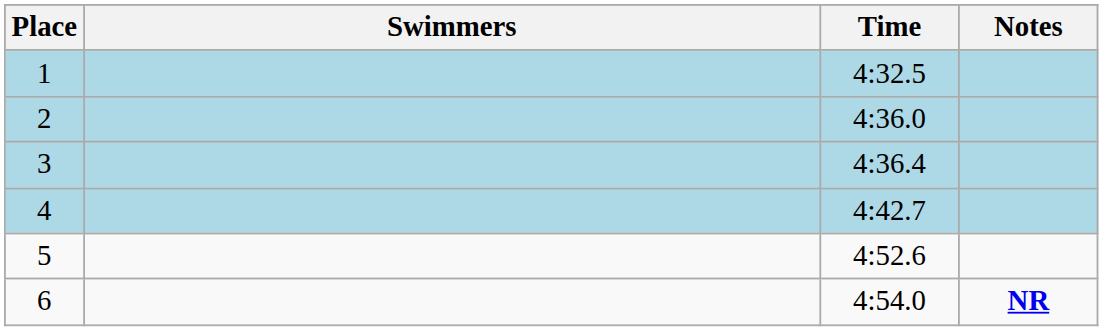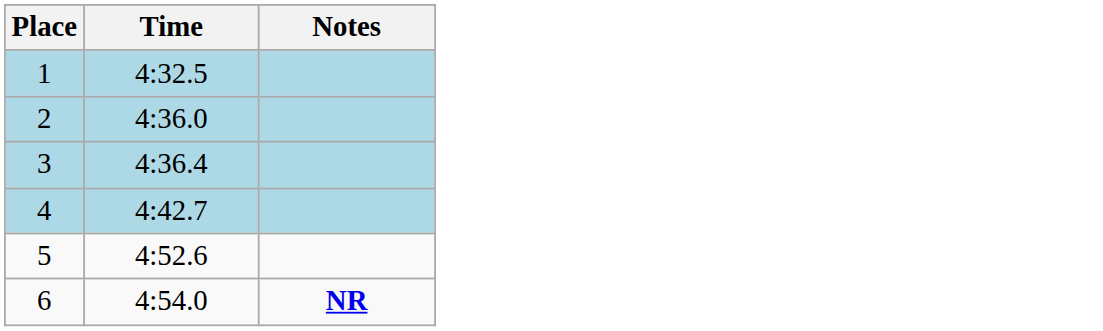- column: (452, 27)
